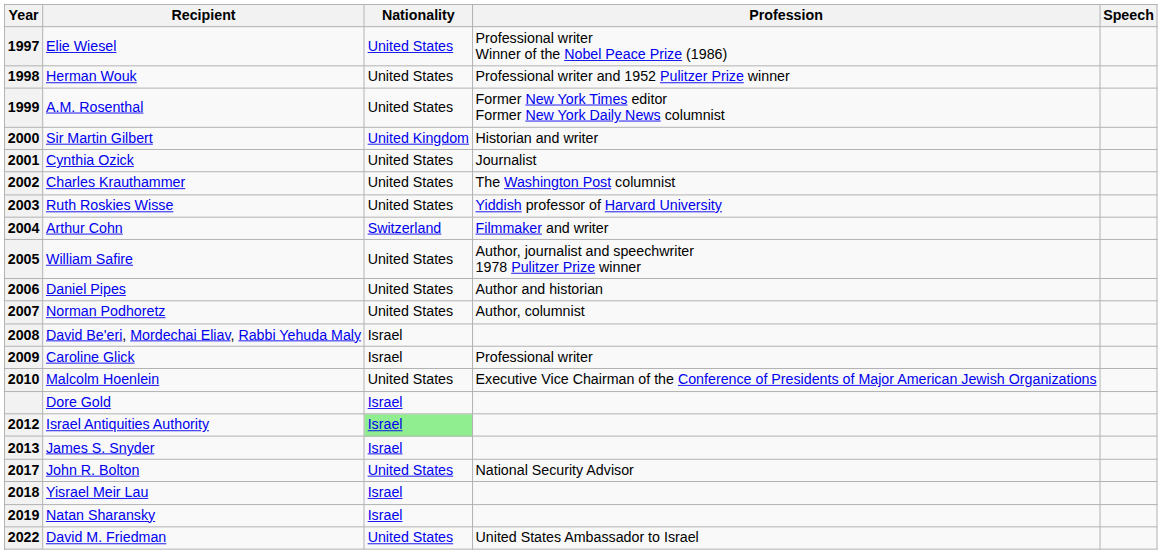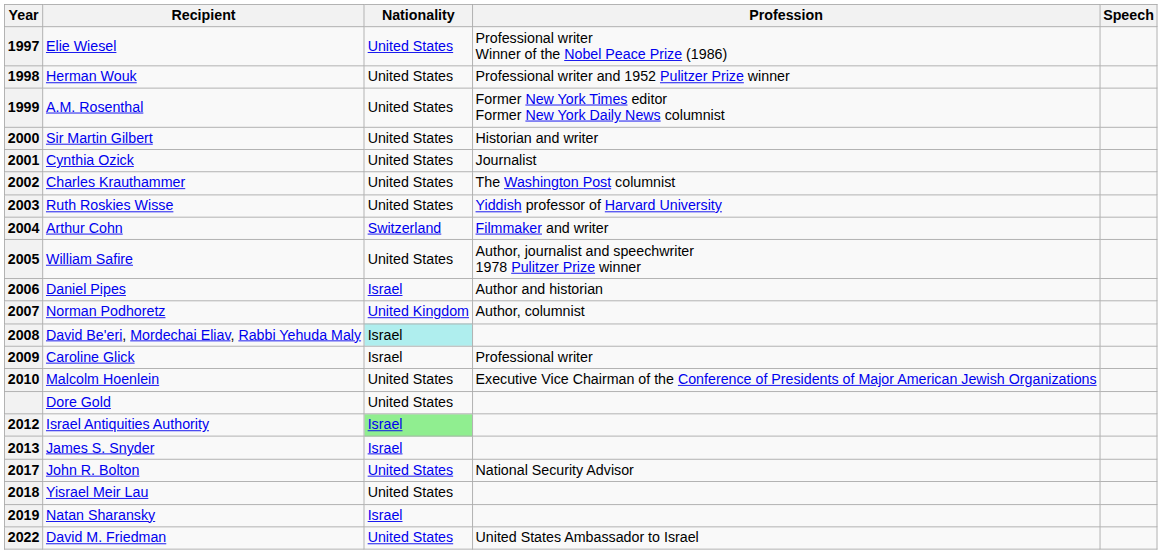(418, 138) United Kingdom -> (410, 138) United States
(410, 289) United States -> (385, 289) Israel
(410, 312) United States -> (418, 312) United Kingdom
(385, 334) no background -> (385, 334) paleturquoise background
(385, 402) Israel -> (410, 402) United States
(385, 492) Israel -> (410, 492) United States
